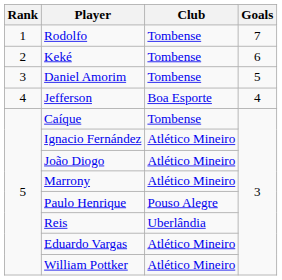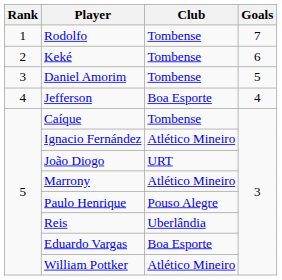(191, 160) Atlético Mineiro -> (160, 160) URT
(191, 243) Atlético Mineiro -> (180, 243) Boa Esporte
